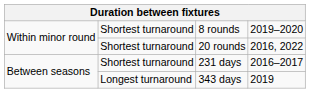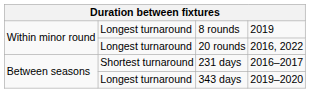(147, 29) Shortest turnaround -> (146, 29) Longest turnaround
(277, 29) 2019–2020 -> (262, 29) 2019
(147, 46) Shortest turnaround -> (146, 46) Longest turnaround
(262, 79) 2019 -> (277, 79) 2019–2020
